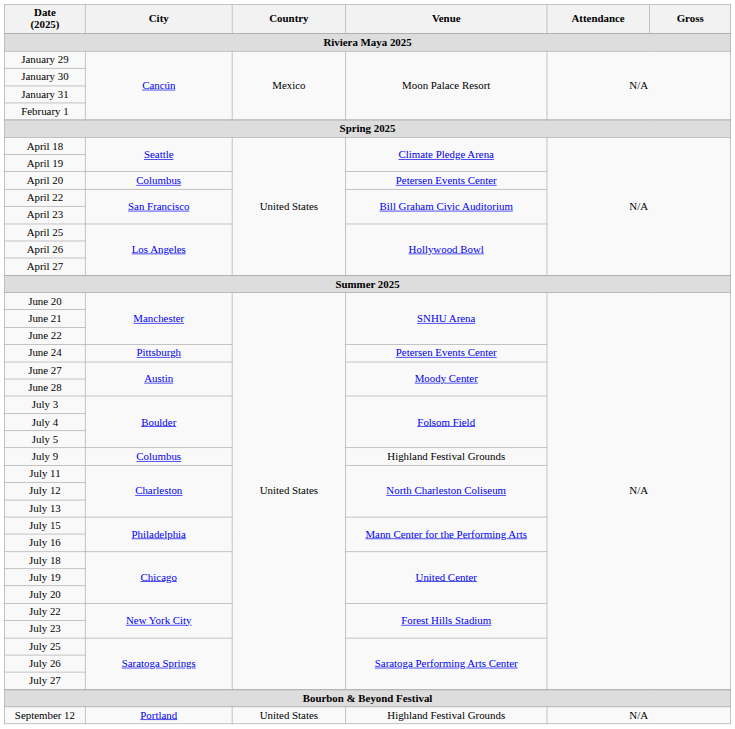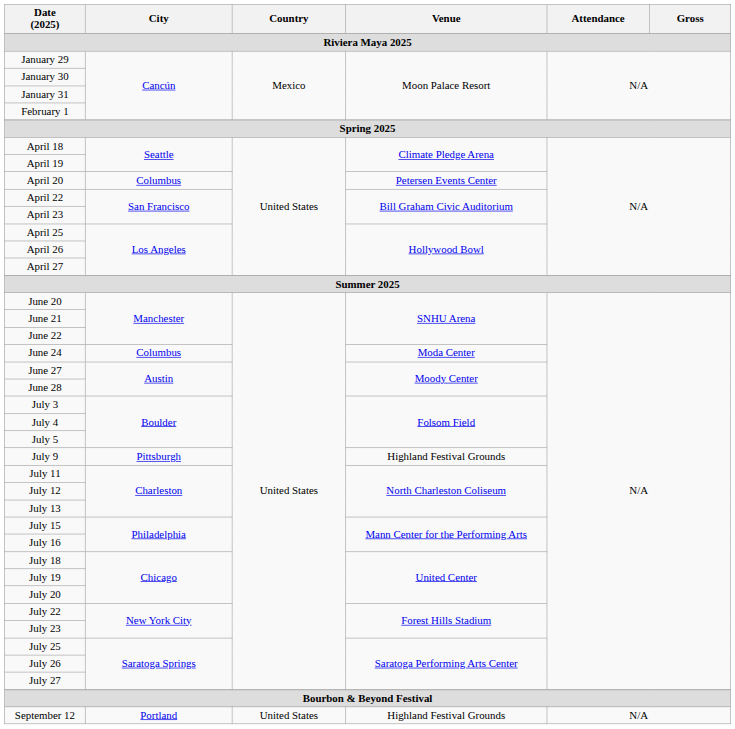(159, 353) Pittsburgh -> (159, 353) Columbus
(446, 353) Petersen Events Center -> (446, 353) Moda Center
(159, 456) Columbus -> (159, 456) Pittsburgh
